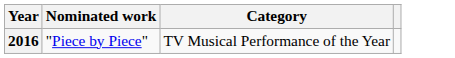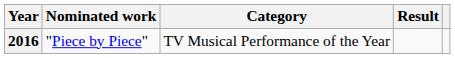+ column: (418, 16)
